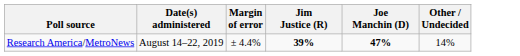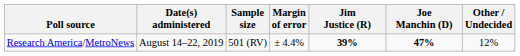+ column: (248, 19)
(445, 42) 14% -> (489, 42) 12%
